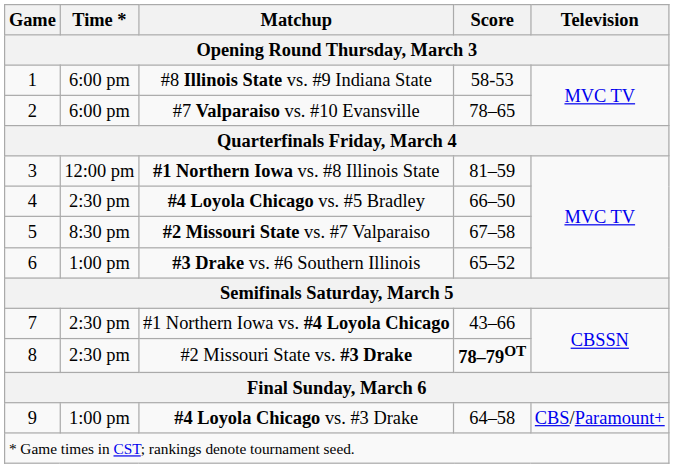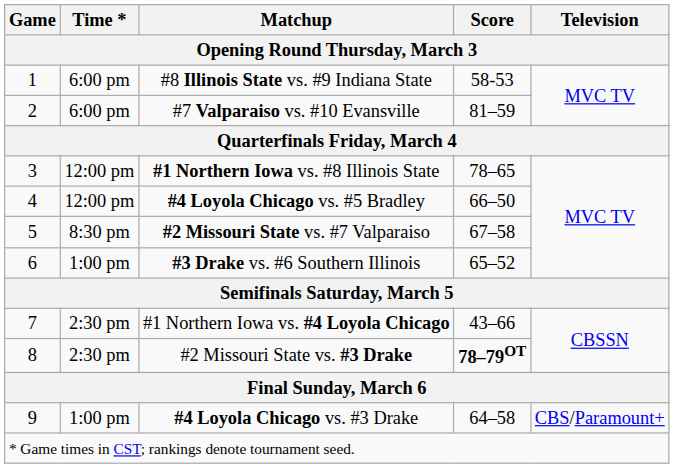(492, 110) 78–65 -> (492, 110) 81–59
(492, 171) 81–59 -> (492, 171) 78–65
(99, 201) 2:30 pm -> (99, 201) 12:00 pm
